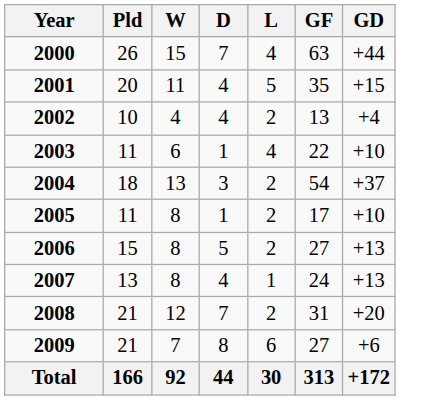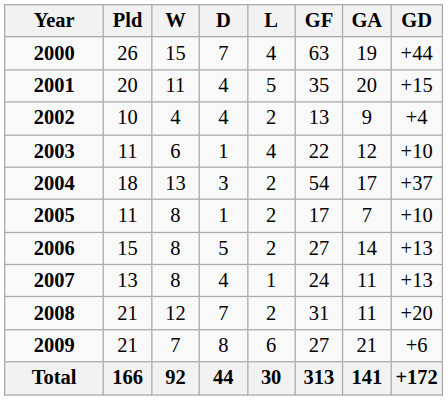+ column: (367, 20)
